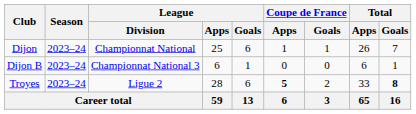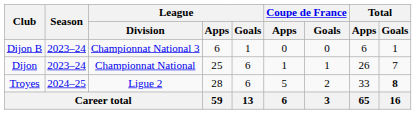rows swapped: (25, 48) <-> (25, 65)
(67, 83) 2023–24 -> (67, 83) 2024–25
(284, 83) bold -> (284, 83) normal
